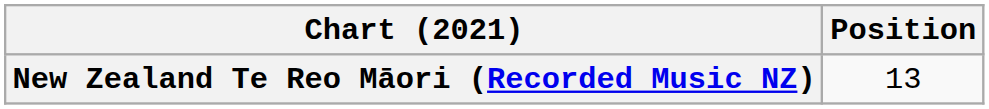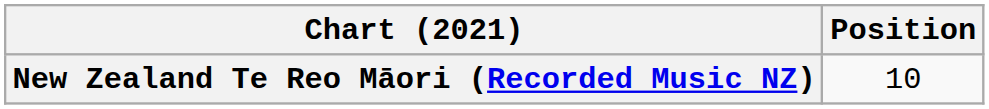(903, 80) 13 -> (903, 80) 10
